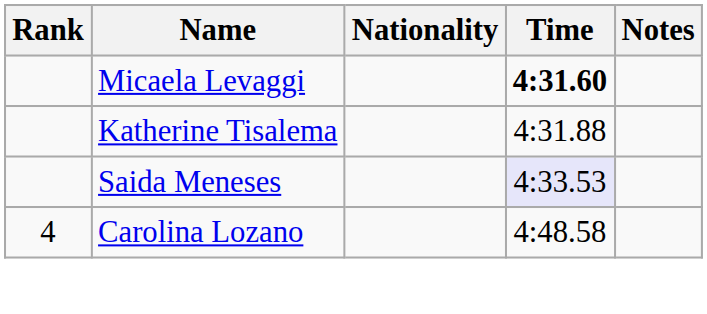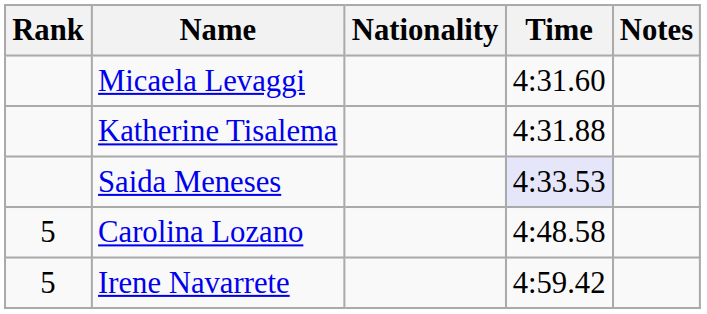(560, 80) bold -> (559, 80) normal
(48, 232) 4 -> (48, 232) 5
+ row: (194, 283)
